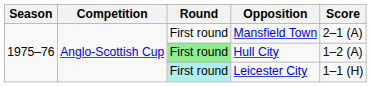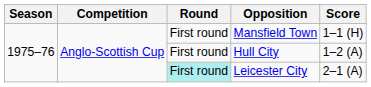(343, 33) 2–1 (A) -> (343, 33) 1–1 (H)
(199, 52) lightgreen background -> (199, 52) no background
(343, 71) 1–1 (H) -> (343, 71) 2–1 (A)
